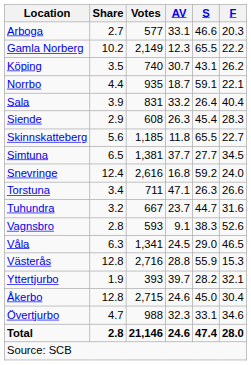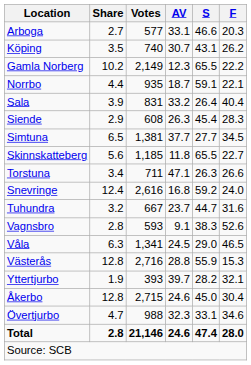rows swapped: (45, 48) <-> (24, 66)
rows swapped: (27, 155) <-> (47, 137)
rows swapped: (32, 173) <-> (28, 191)
